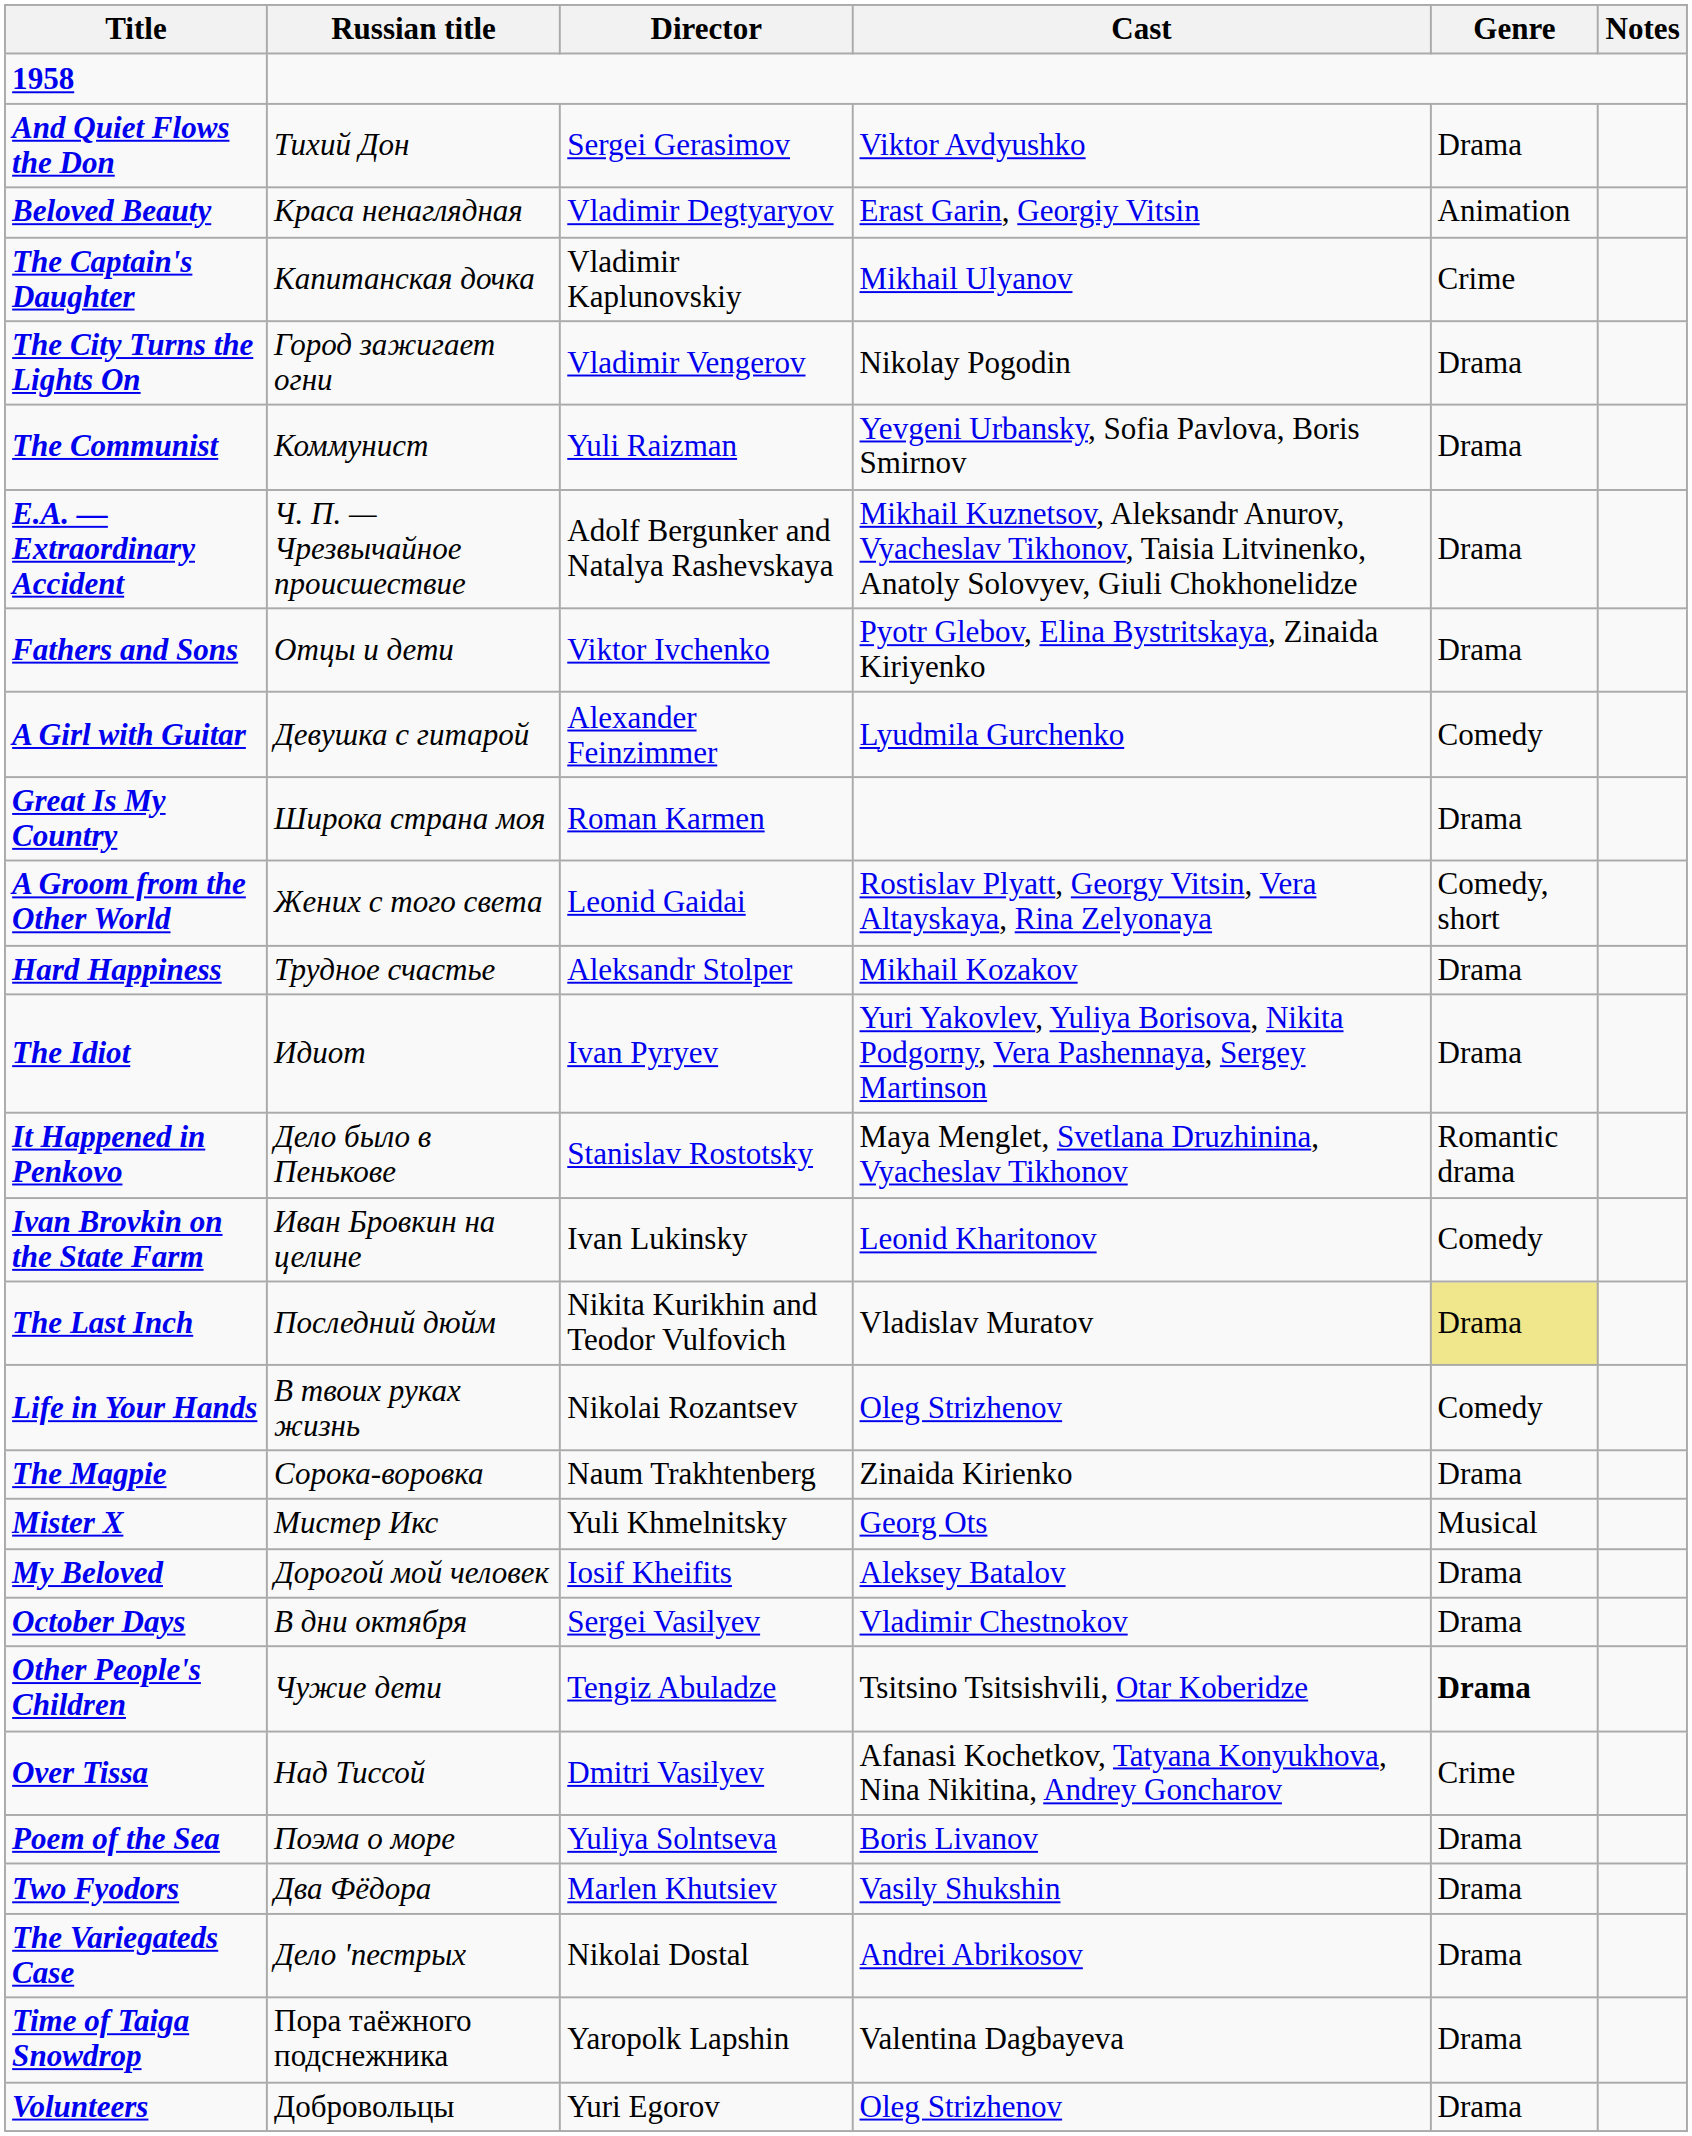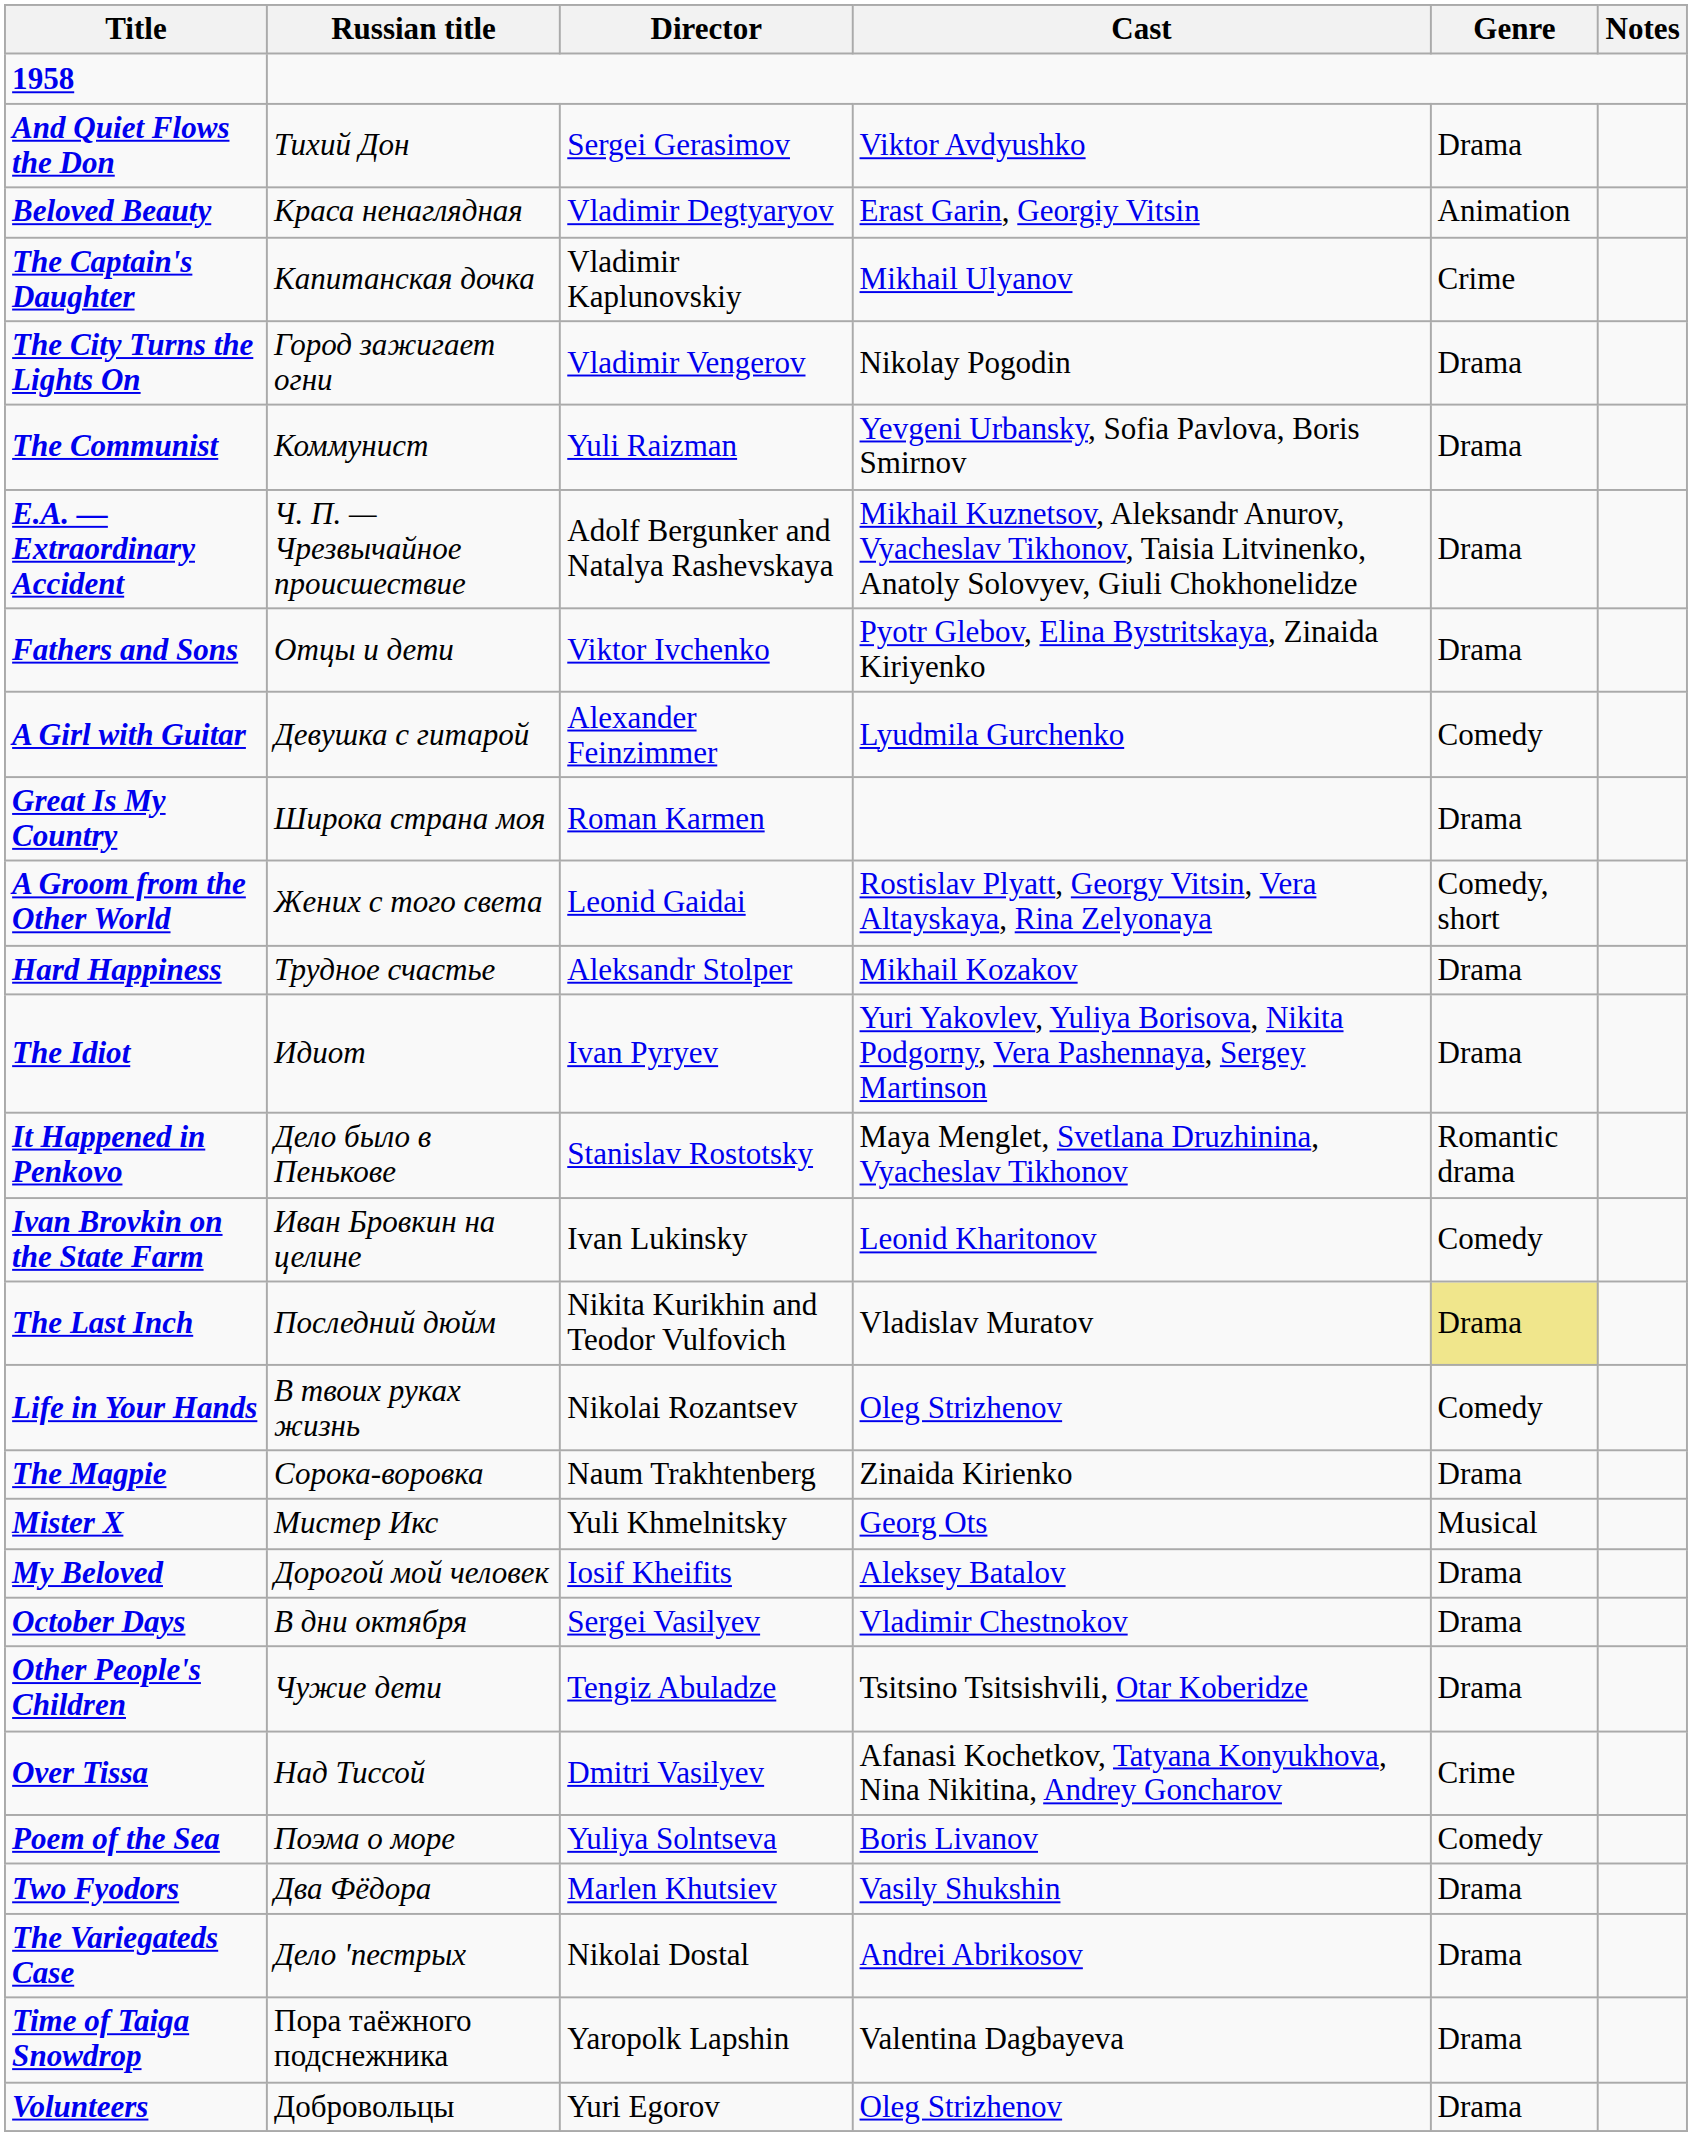(1484, 1688) bold -> (1480, 1688) normal
(1480, 1839) Drama -> (1490, 1839) Comedy
